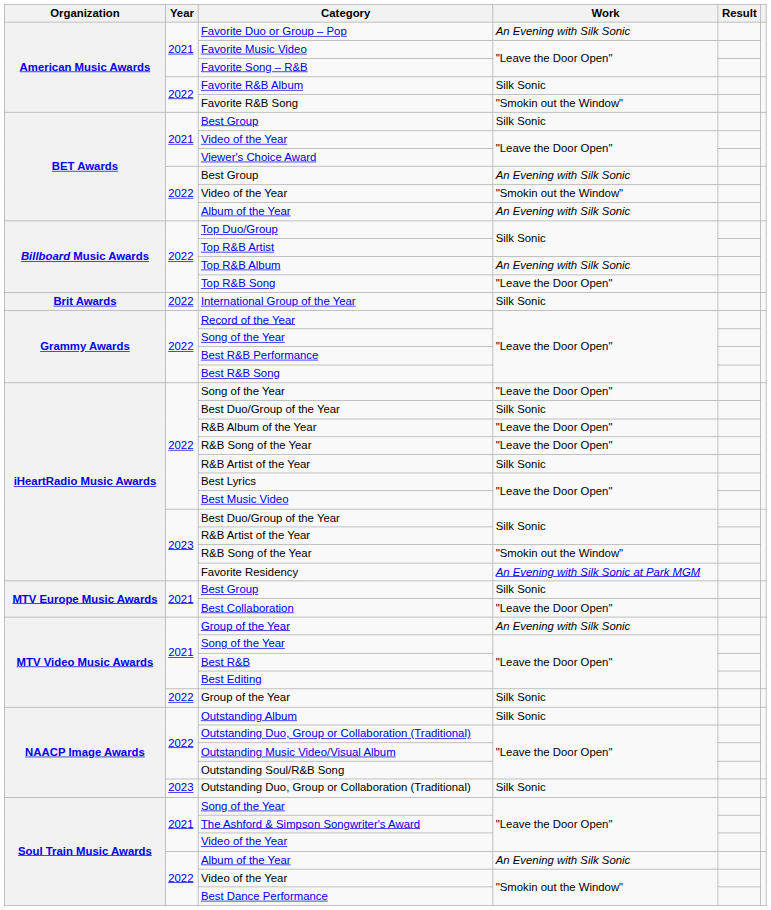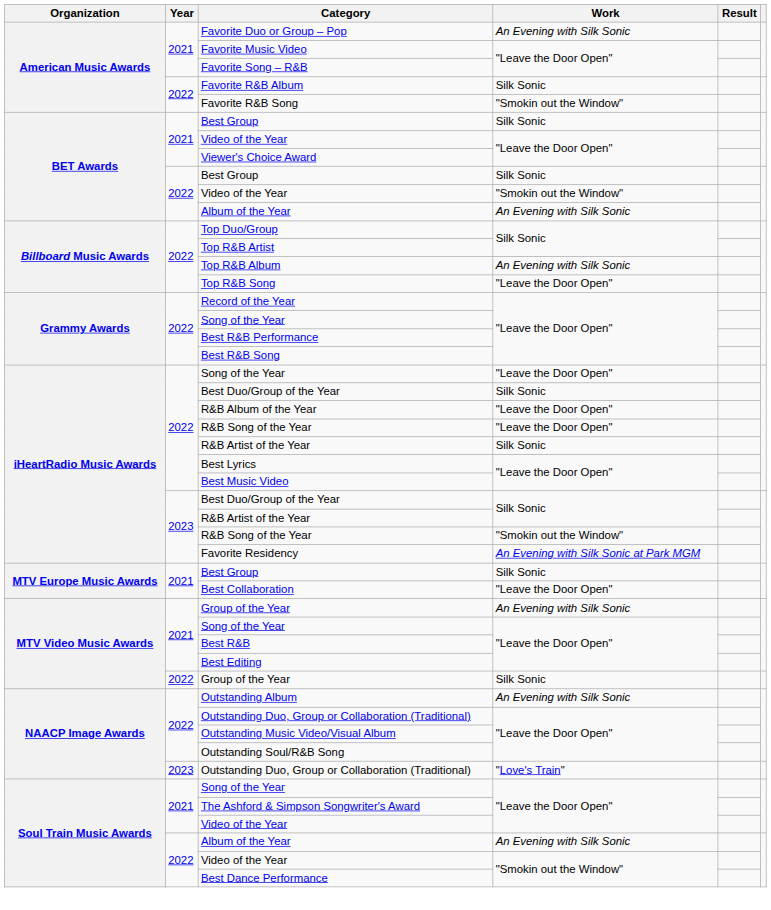(563, 175) An Evening with Silk Sonic -> (521, 175) Silk Sonic
- row: (181, 301)
(521, 716) Silk Sonic -> (563, 698) An Evening with Silk Sonic
(521, 788) Silk Sonic -> (530, 770) "Love's Train"
